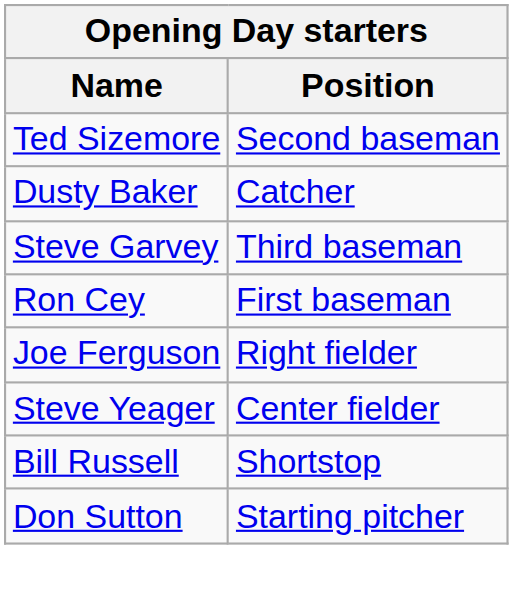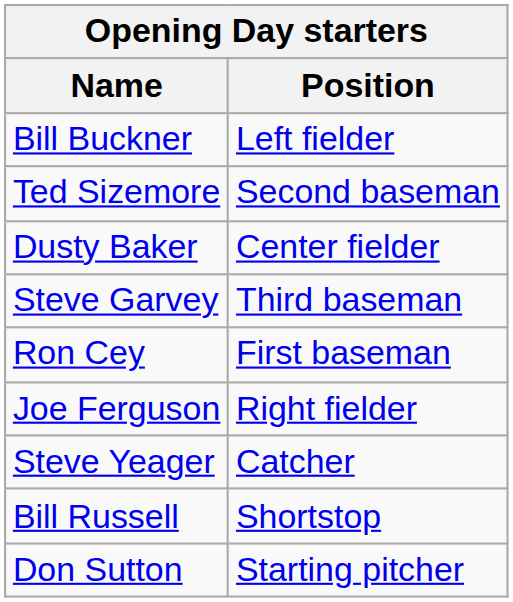+ row: (102, 138)
(295, 192) Catcher -> (338, 246) Center fielder
(338, 407) Center fielder -> (295, 461) Catcher
